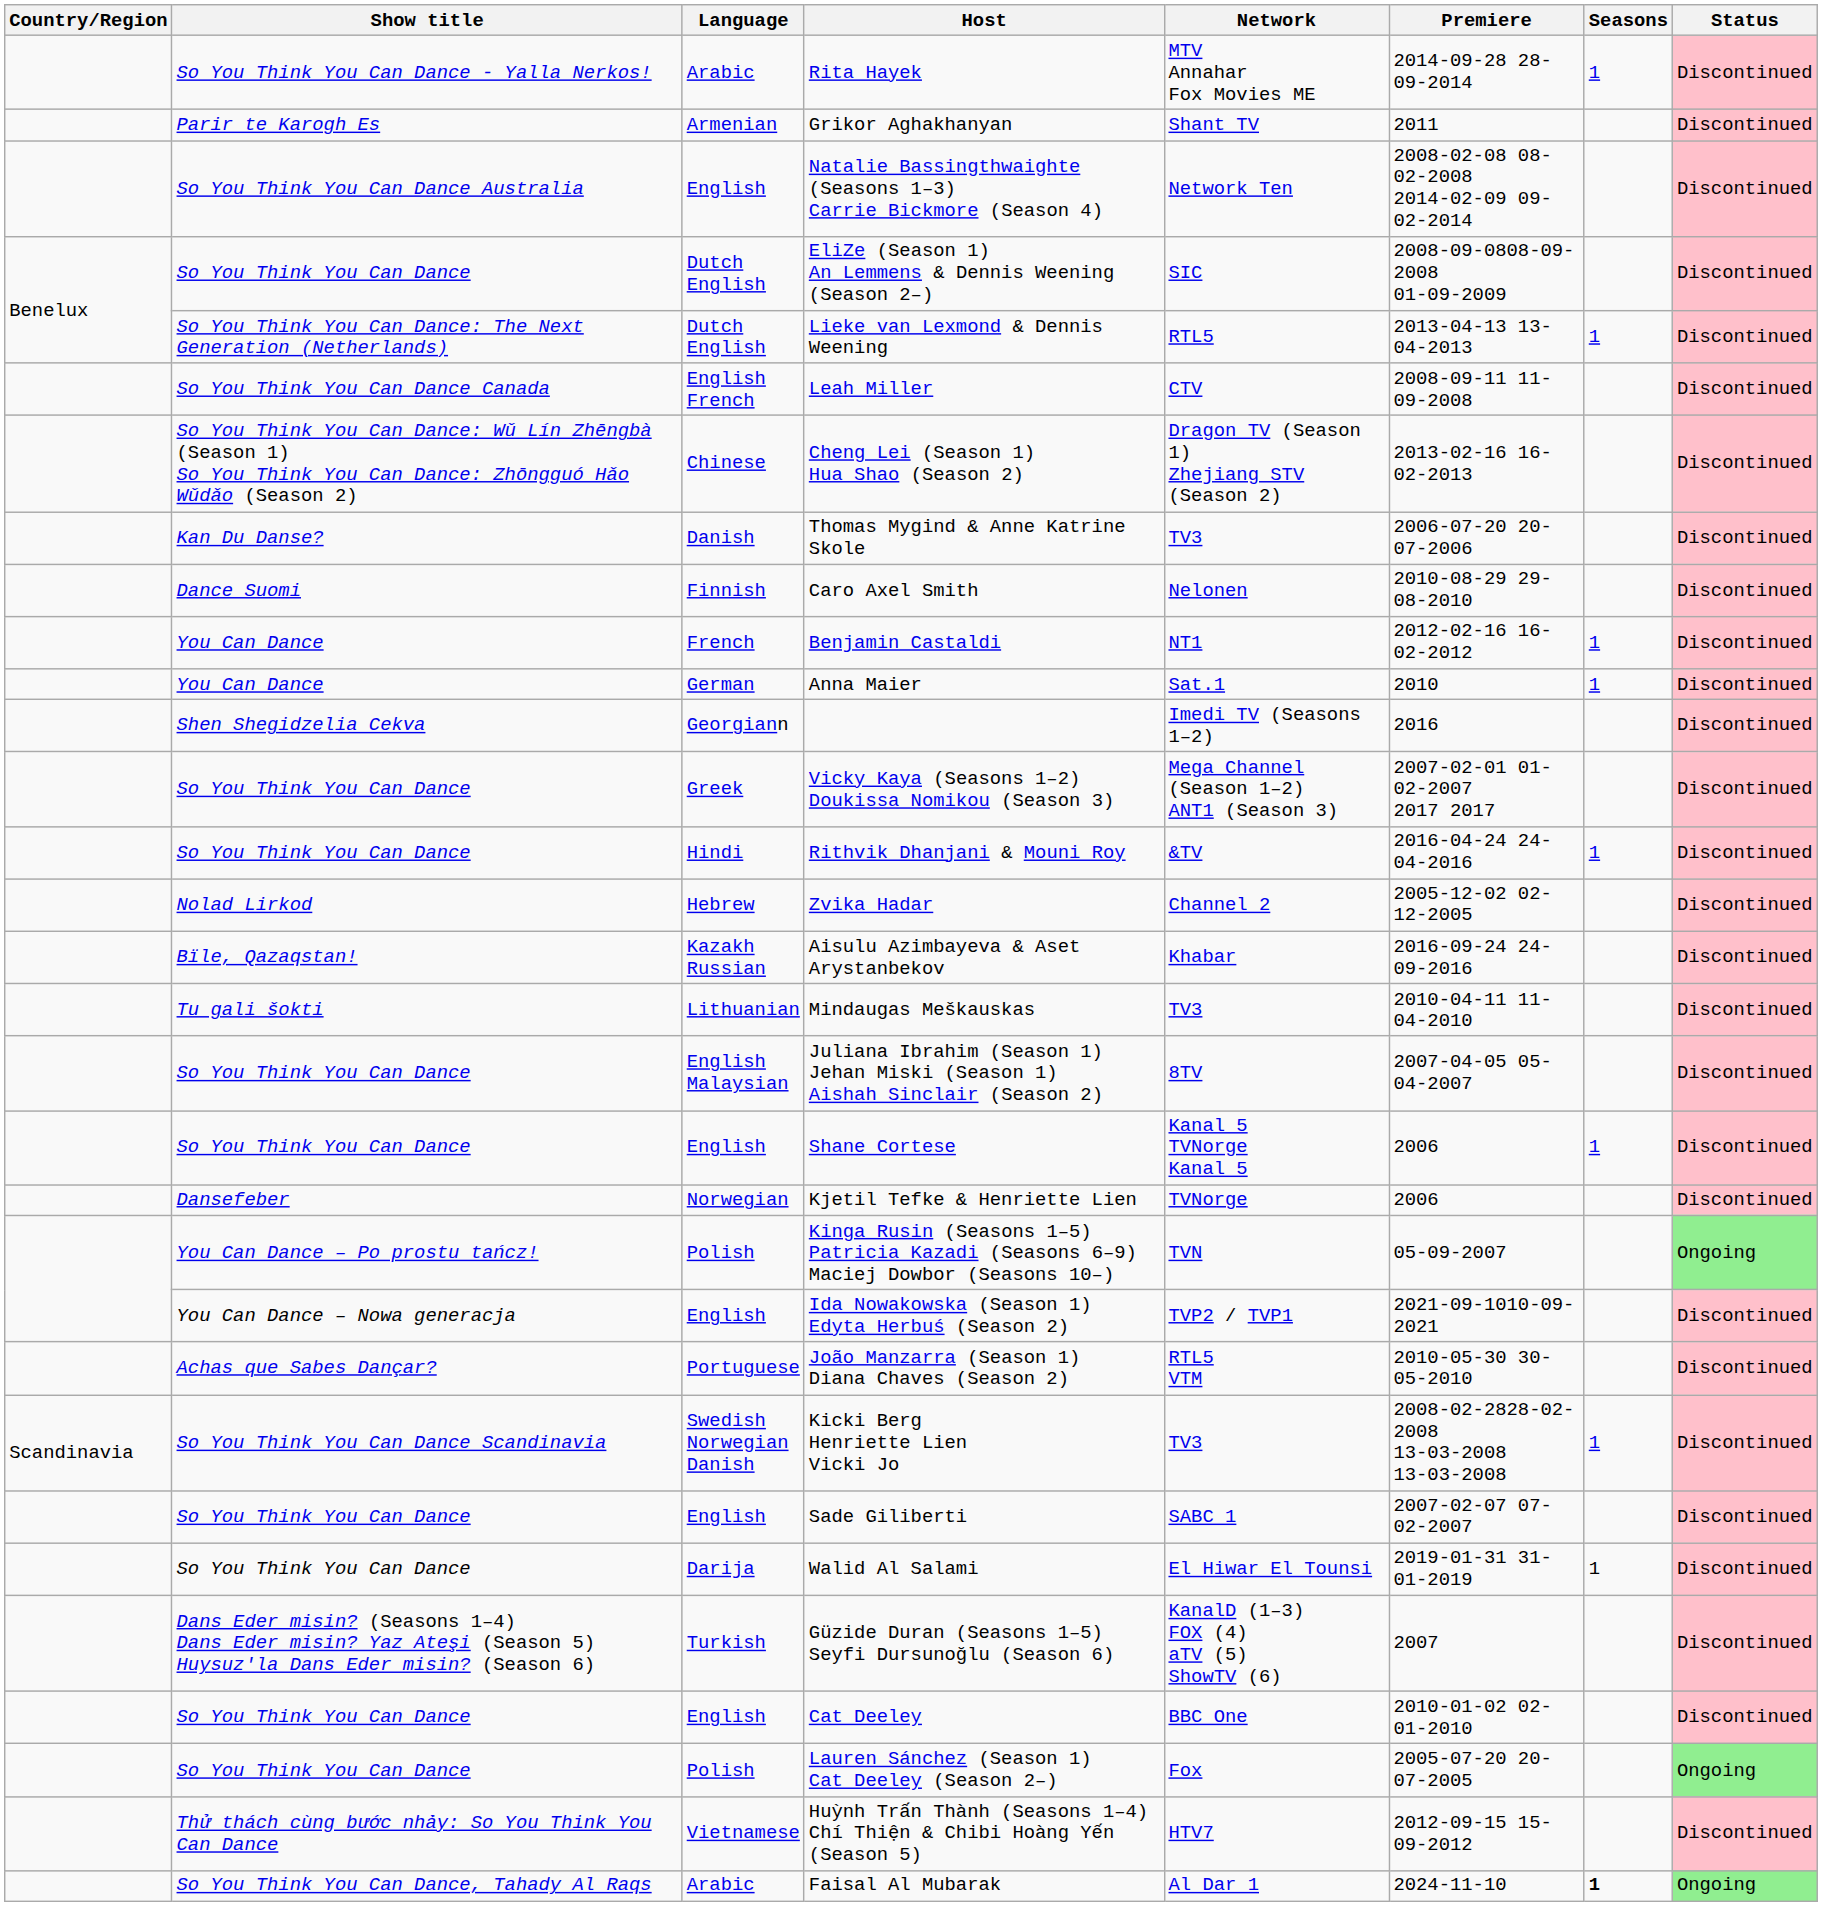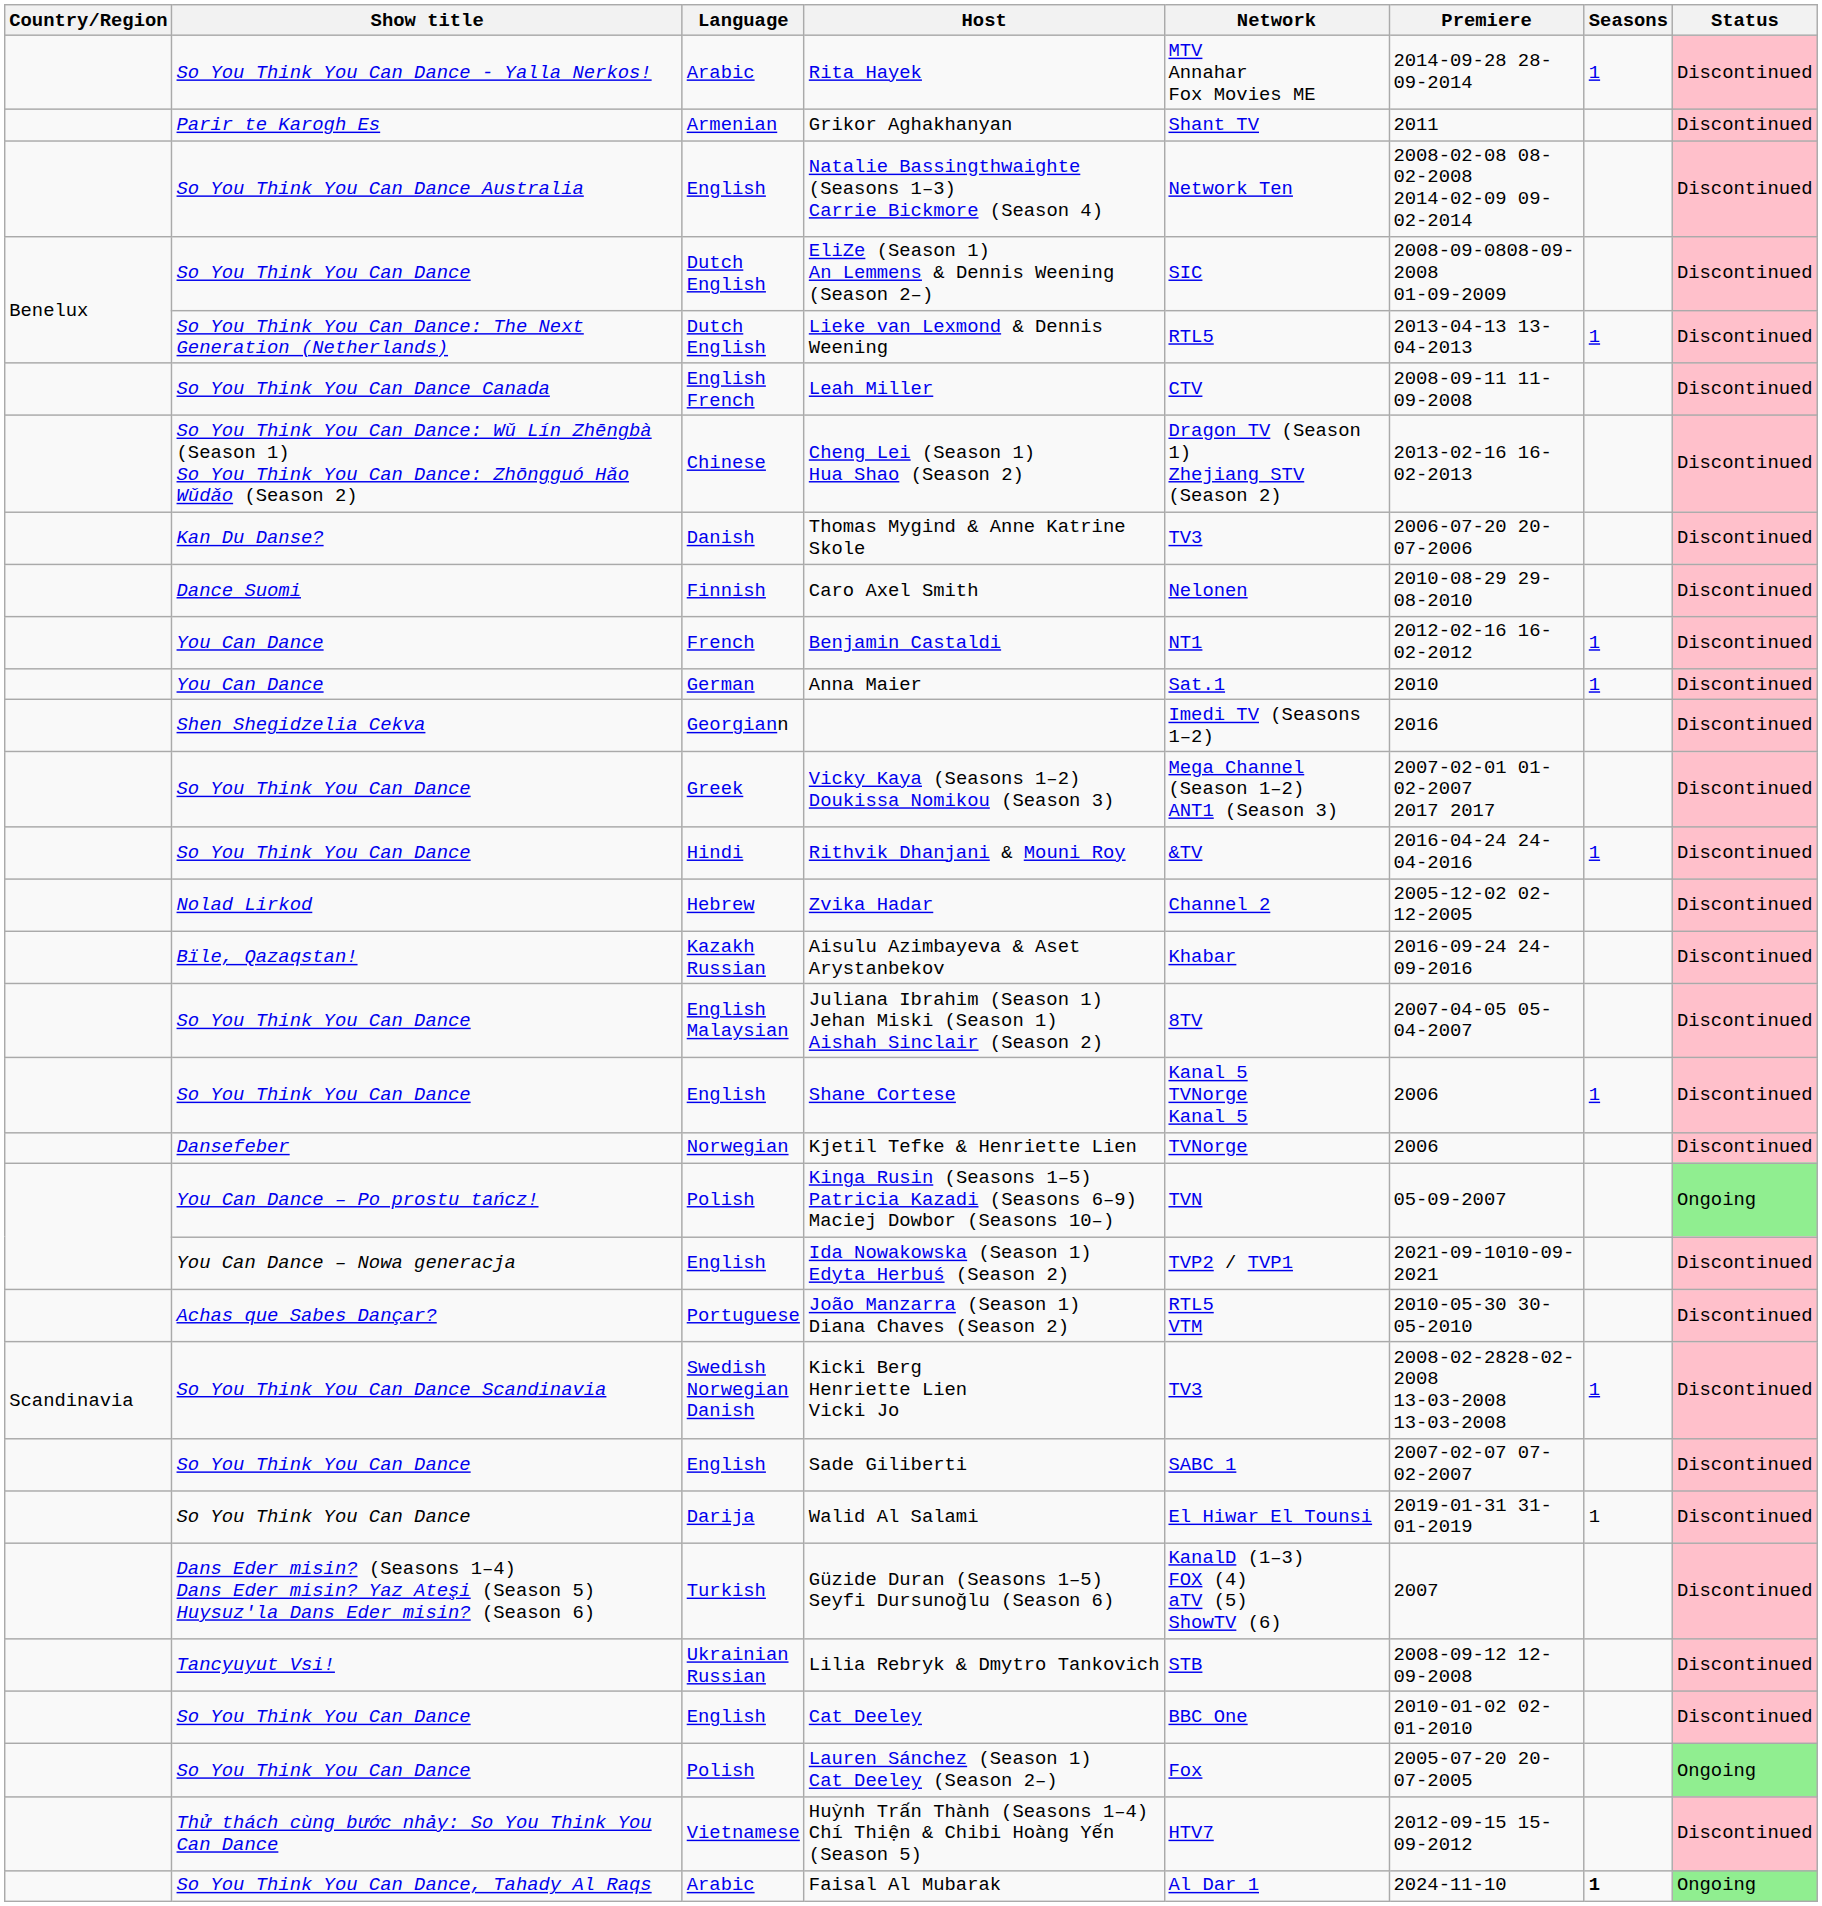- row: (922, 1010)
+ row: (984, 1665)
